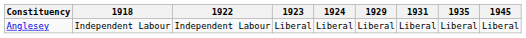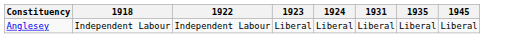- column: (376, 12)
